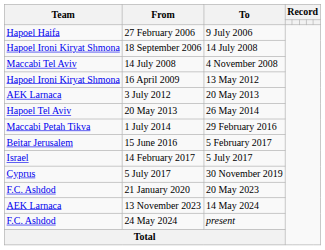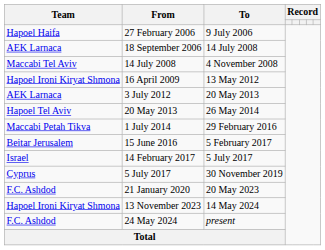(63, 48) Hapoel Ironi Kiryat Shmona -> (34, 48) AEK Larnaca
(34, 205) AEK Larnaca -> (63, 205) Hapoel Ironi Kiryat Shmona
